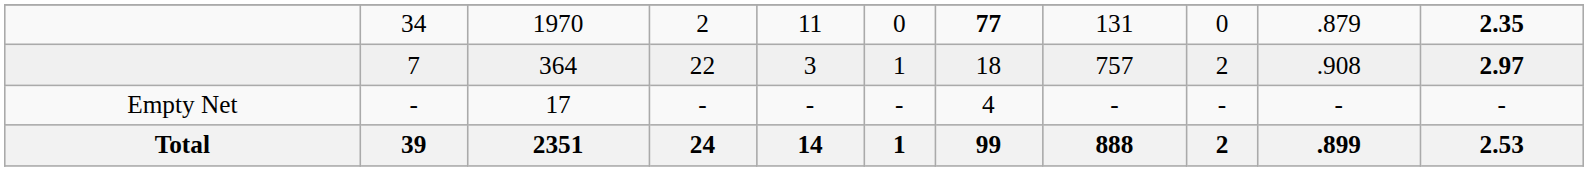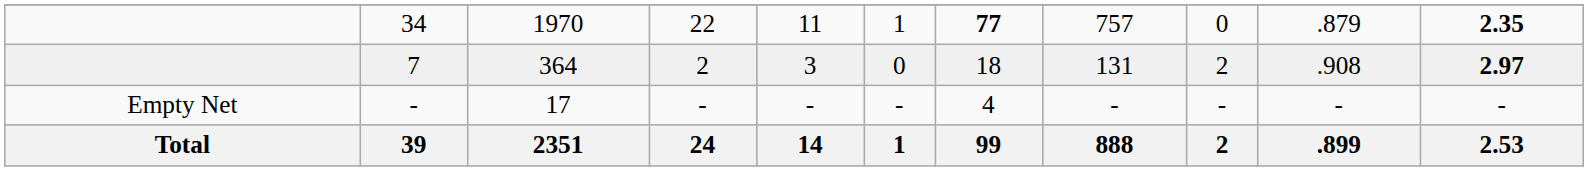(702, 24) 2 -> (702, 24) 22
(899, 24) 0 -> (899, 24) 1
(1114, 24) 131 -> (1114, 24) 757
(702, 64) 22 -> (702, 64) 2
(899, 64) 1 -> (899, 64) 0
(1114, 64) 757 -> (1114, 64) 131
